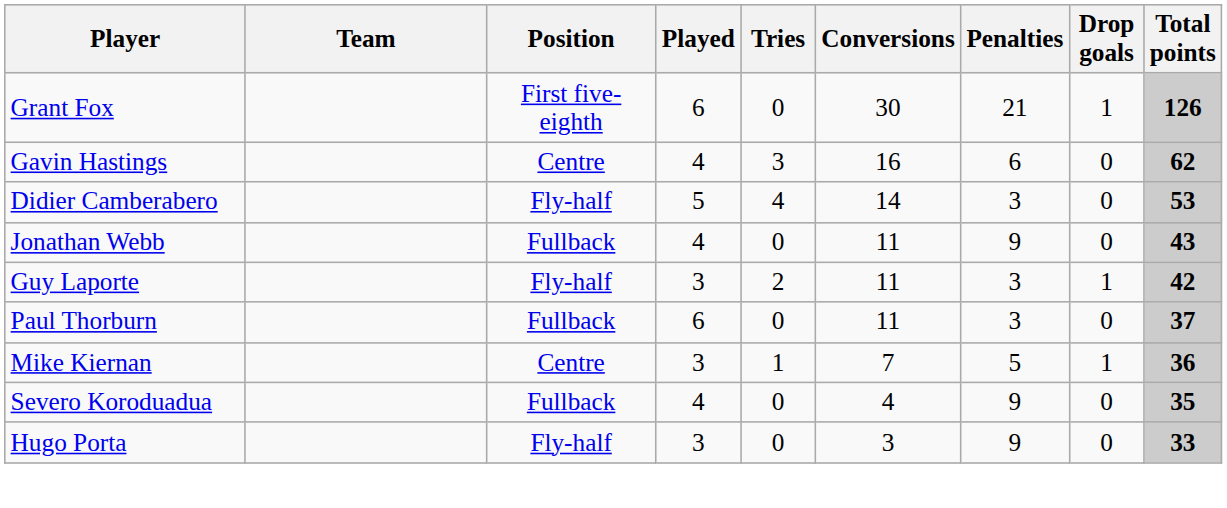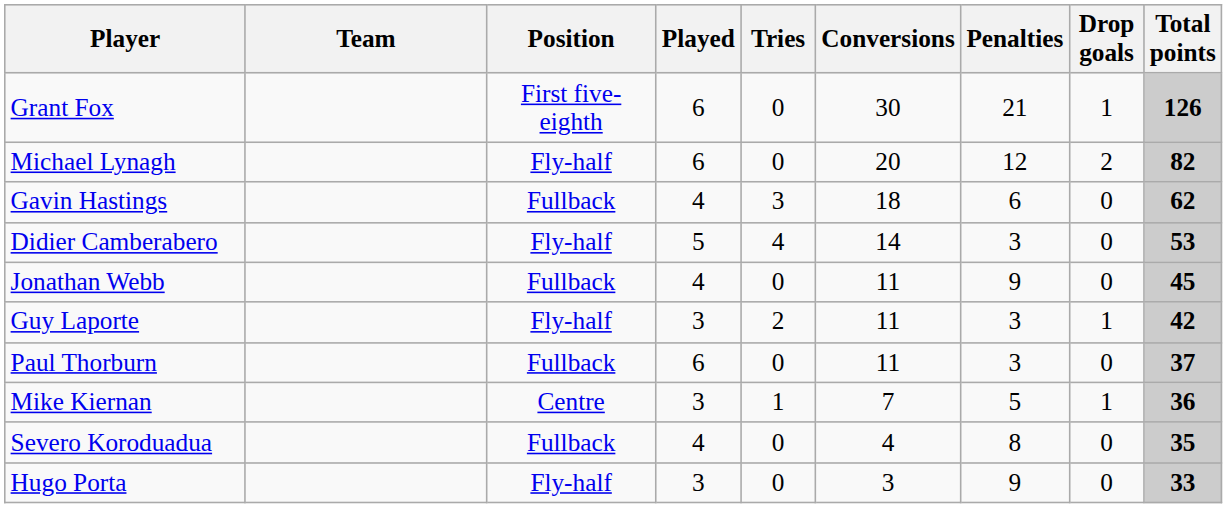+ row: (93, 161)
(571, 161) Centre -> (571, 201) Fullback
(888, 161) 16 -> (888, 201) 18
(1183, 241) 43 -> (1183, 281) 45
(1015, 402) 9 -> (1015, 442) 8
